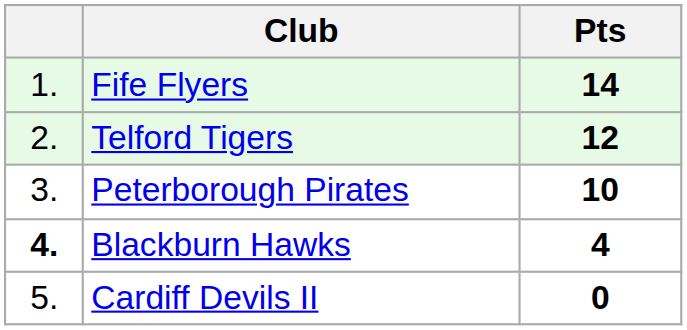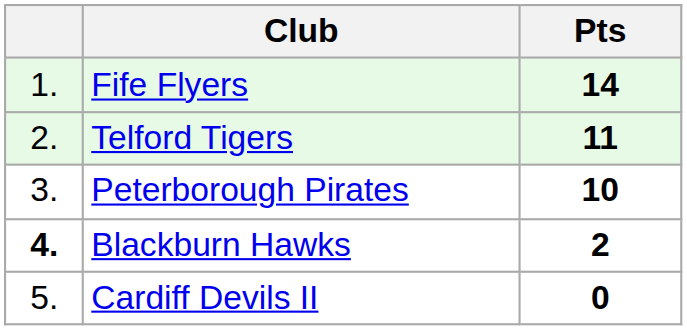(600, 137) 12 -> (600, 137) 11
(600, 244) 4 -> (600, 244) 2
